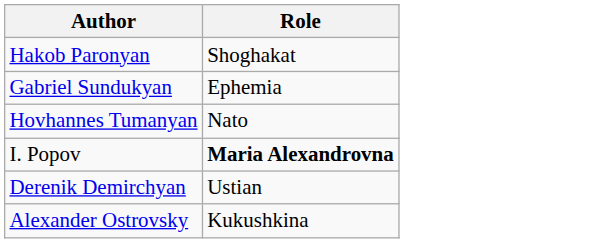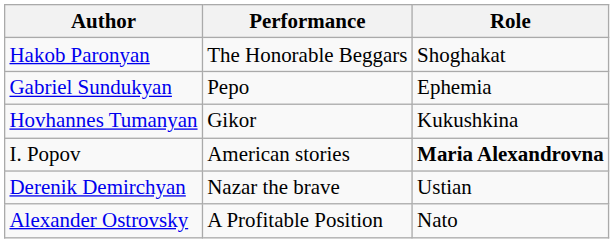+ column: (307, 21)
(228, 120) Nato -> (468, 120) Kukushkina
(258, 220) Kukushkina -> (437, 220) Nato
